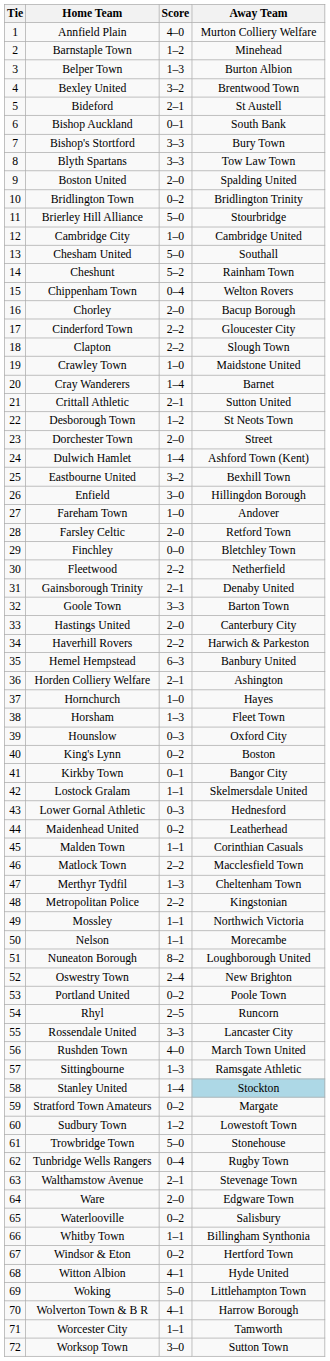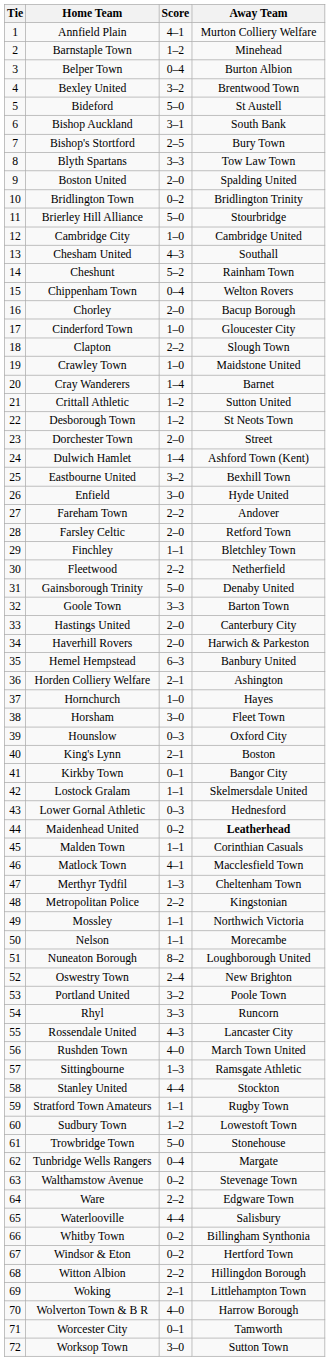(175, 32) 4–0 -> (175, 32) 4–1
(175, 69) 1–3 -> (175, 69) 0–4
(175, 106) 2–1 -> (175, 106) 5–0
(175, 124) 0–1 -> (175, 124) 3–1
(175, 143) 3–3 -> (175, 143) 2–5
(175, 254) 5–0 -> (175, 254) 4–3
(175, 328) 2–2 -> (175, 328) 1–0
(175, 402) 2–1 -> (175, 402) 1–2
(259, 495) Hillingdon Borough -> (259, 495) Hyde United
(175, 513) 1–0 -> (175, 513) 2–2
(175, 550) 0–0 -> (175, 550) 1–1
(175, 587) 2–1 -> (175, 587) 5–0
(175, 643) 2–2 -> (175, 643) 2–0
(175, 717) 1–3 -> (175, 717) 3–0
(175, 754) 0–2 -> (175, 754) 2–1
(259, 828) normal -> (259, 828) bold
(175, 865) 2–2 -> (175, 865) 4–1
(175, 995) 0–2 -> (175, 995) 3–2
(175, 1014) 2–5 -> (175, 1014) 3–3
(175, 1032) 3–3 -> (175, 1032) 4–3
(175, 1088) 1–4 -> (175, 1088) 4–4
(259, 1088) lightblue background -> (259, 1088) no background
(175, 1106) 0–2 -> (175, 1106) 1–1
(259, 1106) Margate -> (259, 1106) Rugby Town
(259, 1162) Rugby Town -> (259, 1162) Margate
(175, 1180) 2–1 -> (175, 1180) 0–2
(175, 1199) 2–0 -> (175, 1199) 2–2
(175, 1217) 0–2 -> (175, 1217) 4–4
(175, 1236) 1–1 -> (175, 1236) 0–2
(175, 1273) 4–1 -> (175, 1273) 2–2
(259, 1273) Hyde United -> (259, 1273) Hillingdon Borough
(175, 1291) 5–0 -> (175, 1291) 2–1
(175, 1310) 4–1 -> (175, 1310) 4–0
(175, 1328) 1–1 -> (175, 1328) 0–1
